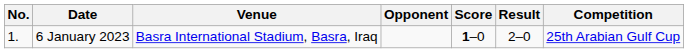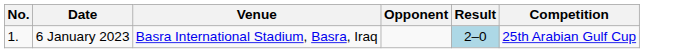- column: (473, 15)
(519, 36) no background -> (475, 36) lightblue background
